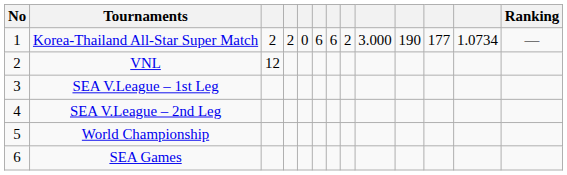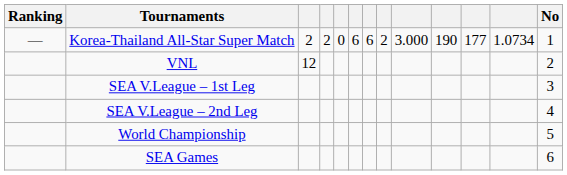columns swapped: (17, 16) <-> (532, 16)
